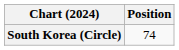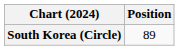(149, 34) 74 -> (149, 34) 89
